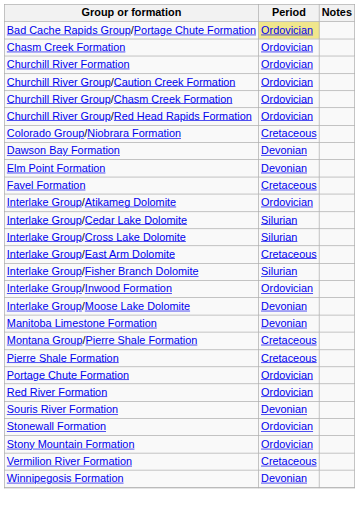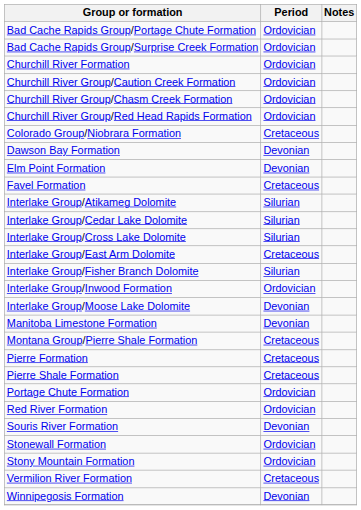(287, 30) khaki background -> (289, 30) no background
+ row: (133, 47)
- row: (66, 47)
(287, 202) Ordovician -> (282, 202) Silurian
+ row: (47, 358)
